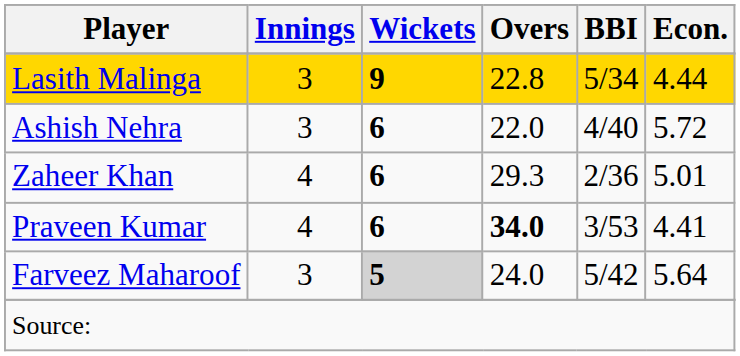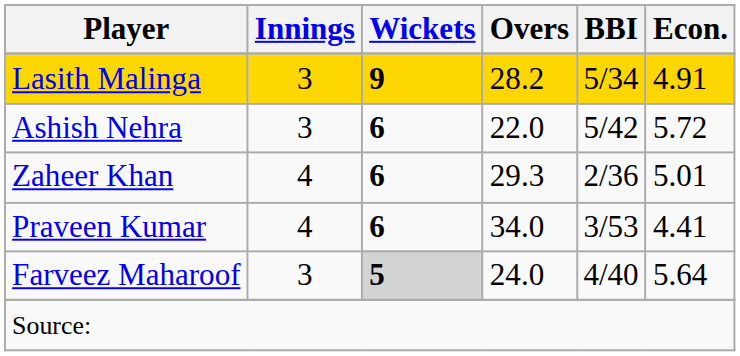(517, 78) 22.8 -> (517, 78) 28.2
(680, 78) 4.44 -> (680, 78) 4.91
(611, 127) 4/40 -> (611, 127) 5/42
(517, 226) bold -> (517, 226) normal
(611, 275) 5/42 -> (611, 275) 4/40
